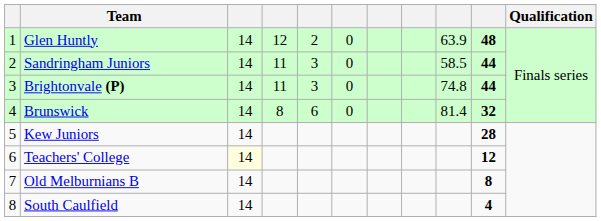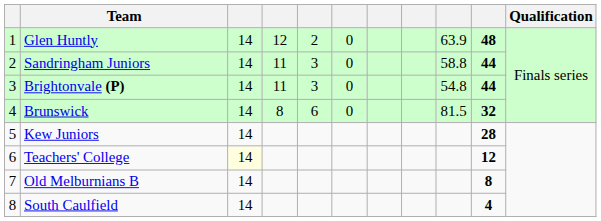(454, 63) 58.5 -> (454, 63) 58.8
(454, 87) 74.8 -> (454, 87) 54.8
(454, 110) 81.4 -> (454, 110) 81.5
